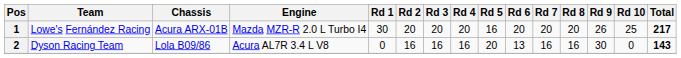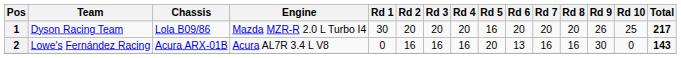(90, 29) Lowe's Fernández Racing -> (77, 29) Dyson Racing Team
(191, 29) Acura ARX-01B -> (183, 29) Lola B09/86
(77, 46) Dyson Racing Team -> (90, 46) Lowe's Fernández Racing
(183, 46) Lola B09/86 -> (191, 46) Acura ARX-01B
